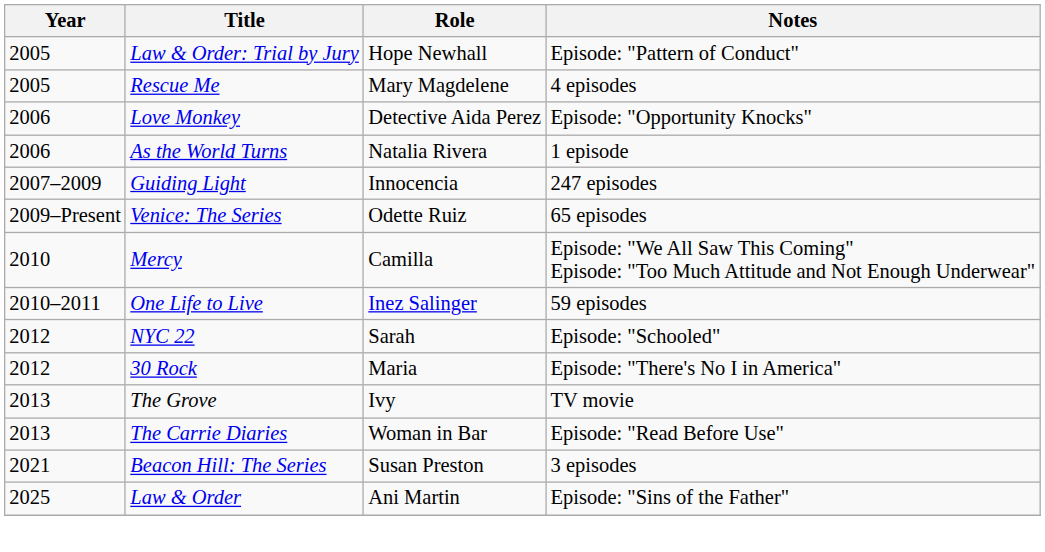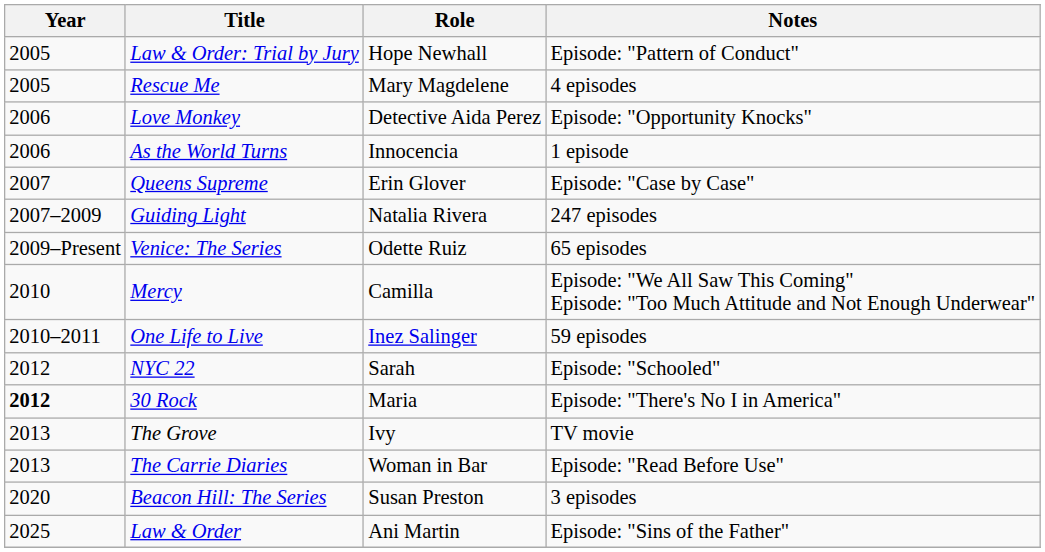(428, 150) Natalia Rivera -> (413, 150) Innocencia
+ row: (199, 183)
(413, 183) Innocencia -> (428, 215) Natalia Rivera
(30, 368) normal -> (30, 401) bold
(30, 466) 2021 -> (30, 498) 2020
